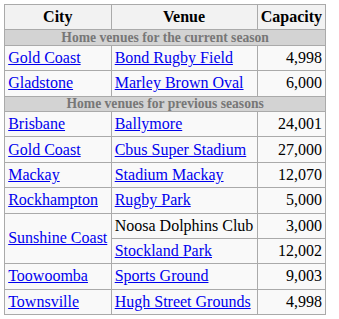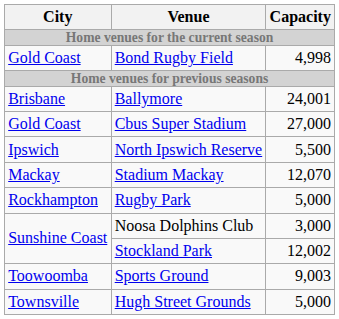- row: (179, 83)
+ row: (188, 149)
(304, 301) 4,998 -> (313, 301) 5,000
